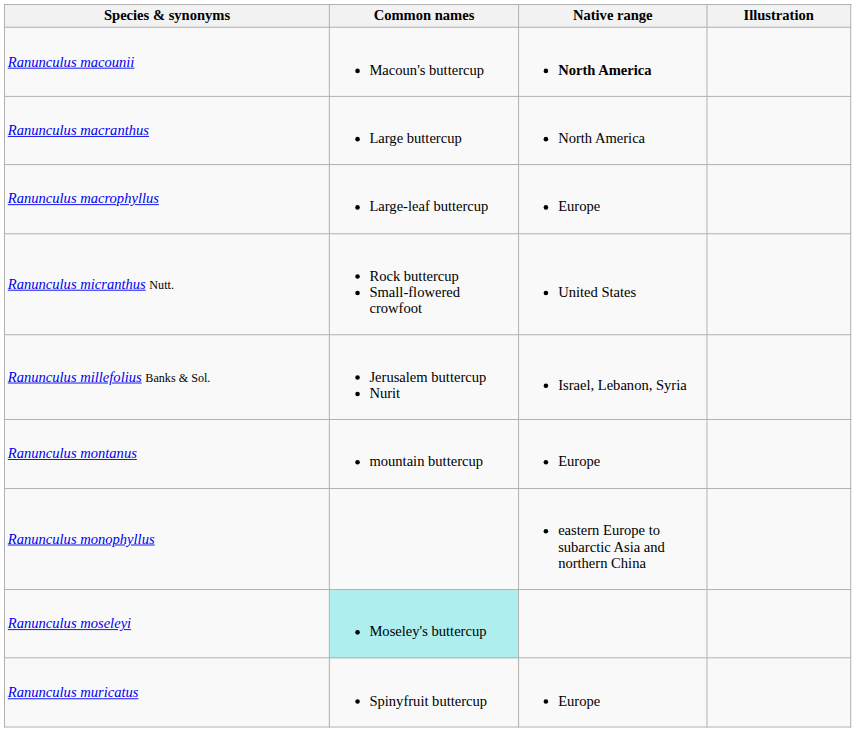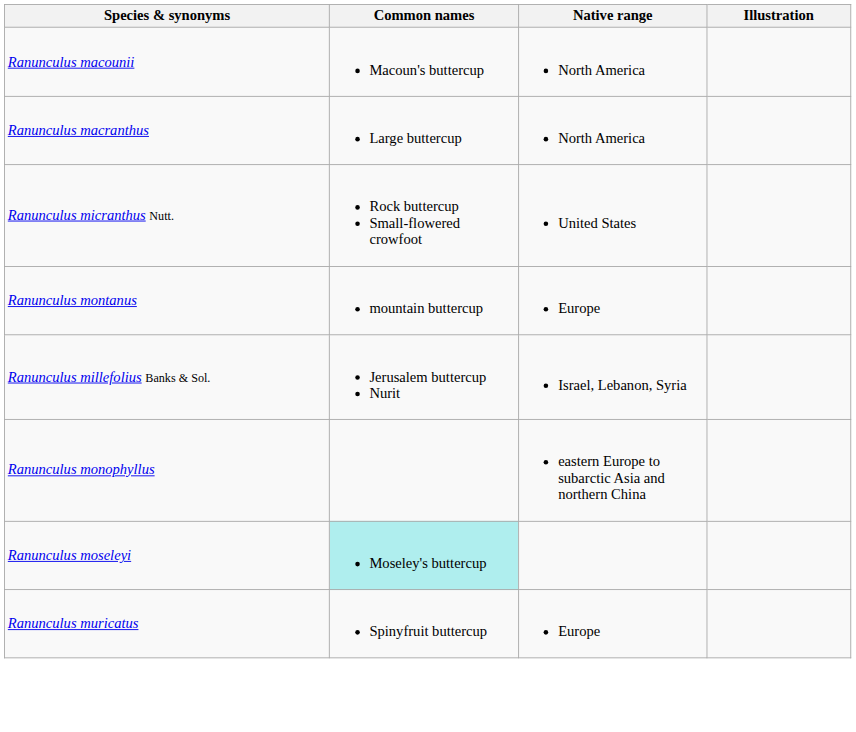(613, 70) bold -> (613, 70) normal
- row: (83, 199)
rows swapped: (109, 377) <-> (72, 453)
